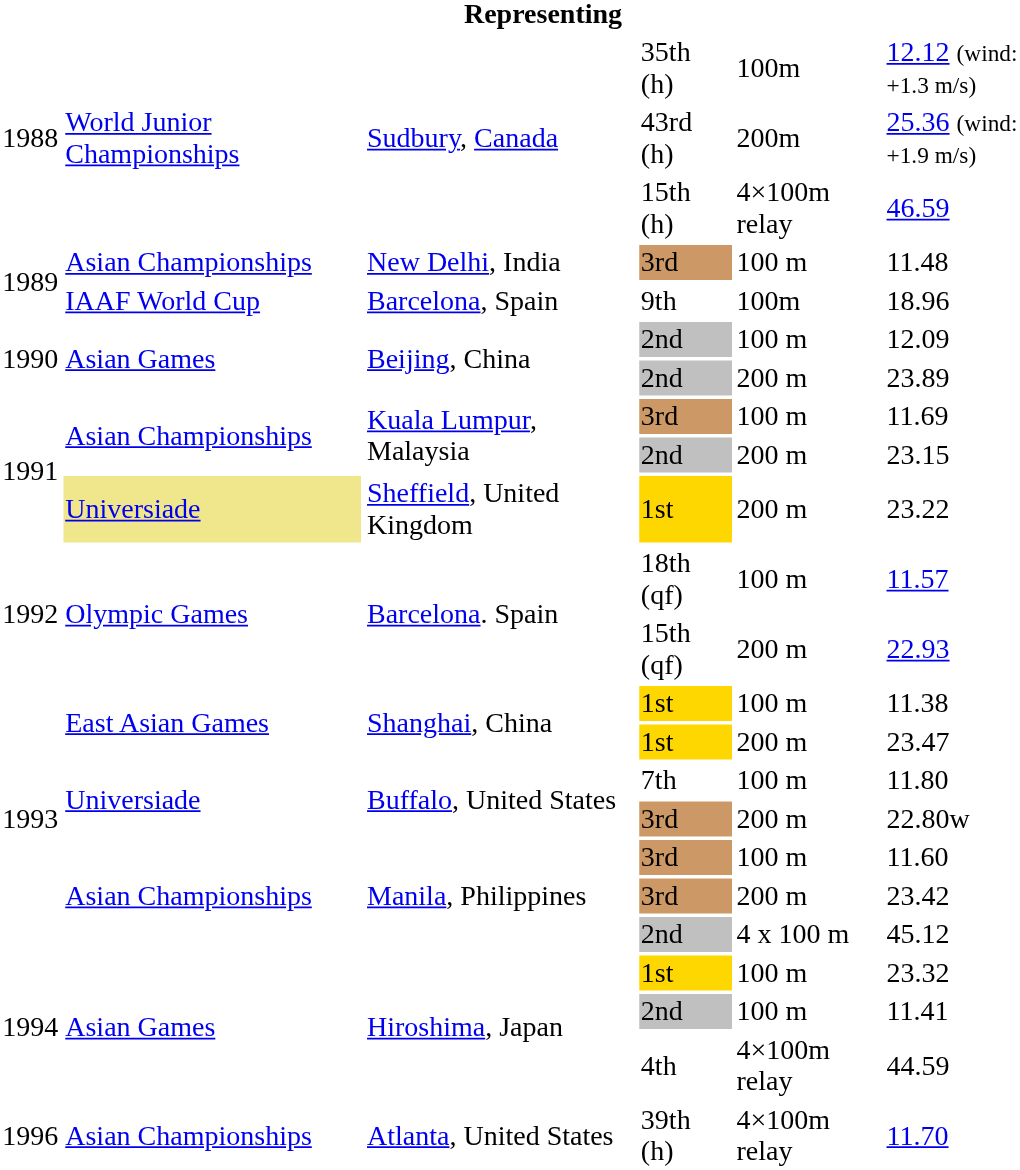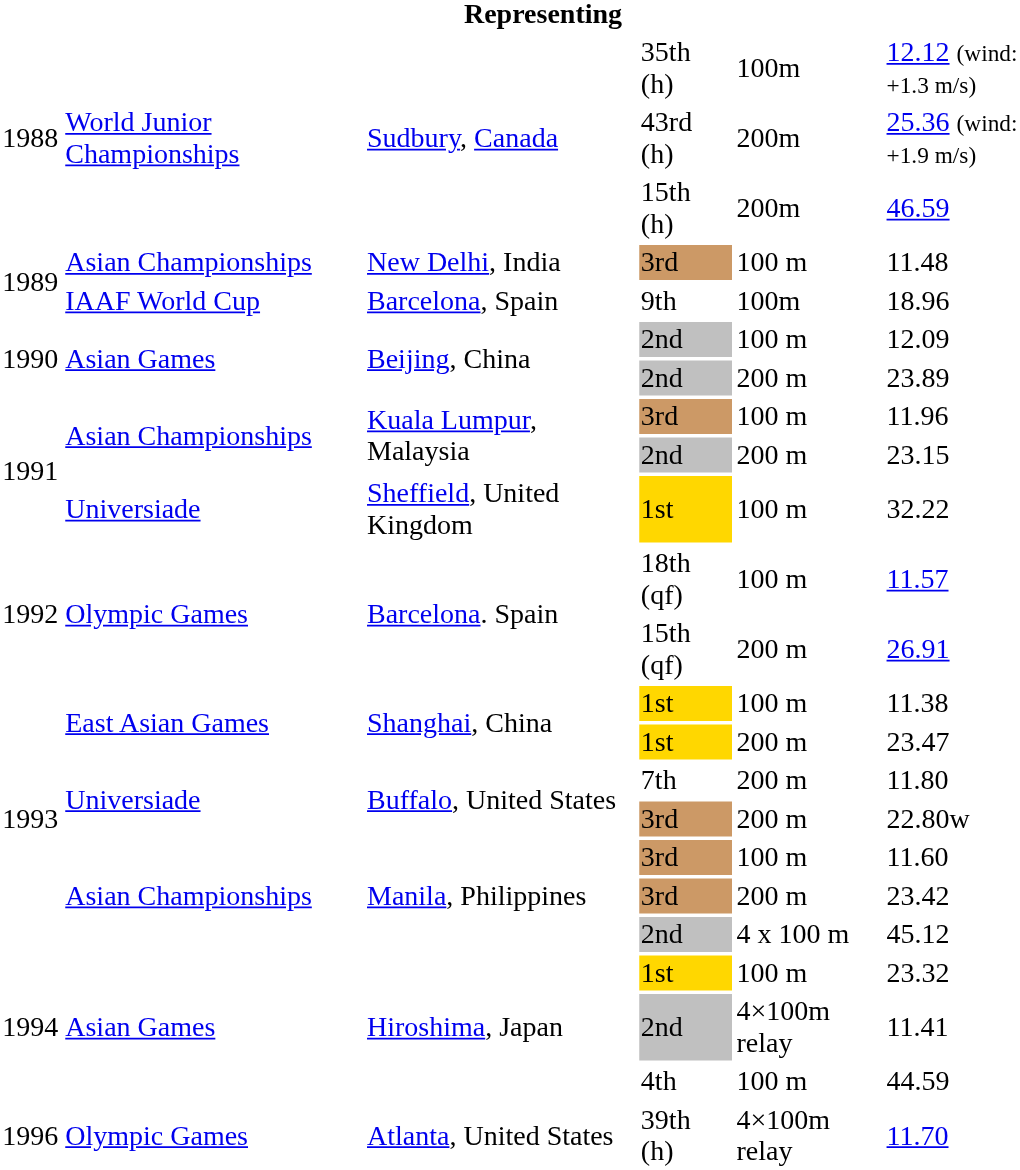(783, 207) 4×100m relay -> (768, 207) 200m
(918, 416) 11.69 -> (918, 416) 11.96
(133, 508) khaki background -> (133, 508) no background
(772, 508) 200 m -> (772, 508) 100 m
(918, 508) 23.22 -> (918, 508) 32.22
(918, 648) 22.93 -> (918, 648) 26.91
(772, 780) 100 m -> (772, 780) 200 m
(772, 1011) 100 m -> (783, 1026) 4×100m relay
(783, 1065) 4×100m relay -> (772, 1081) 100 m
(189, 1135) Asian Championships -> (157, 1135) Olympic Games
